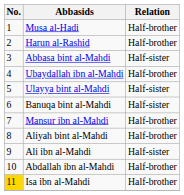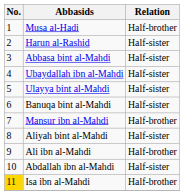(152, 43) Half-brother -> (149, 43) Half-sister
(152, 74) Half-brother -> (149, 74) Half-sister
(152, 136) Half-brother -> (149, 136) Half-sister
(149, 151) Half-sister -> (152, 151) Half-brother
(152, 167) Half-brother -> (149, 167) Half-sister
